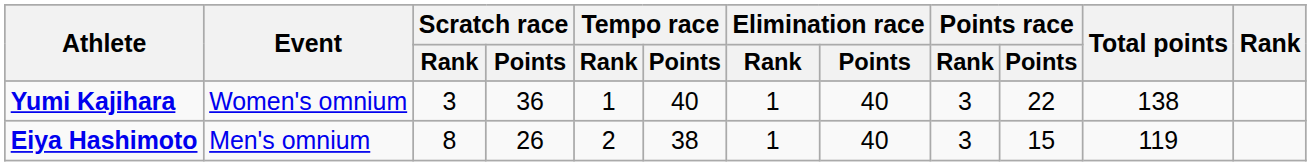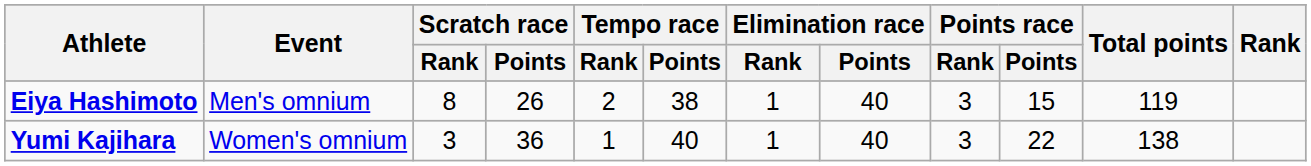rows swapped: (104, 141) <-> (93, 101)
